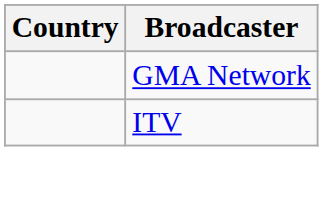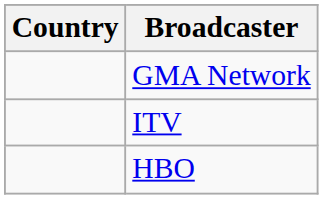+ row: (164, 168)
